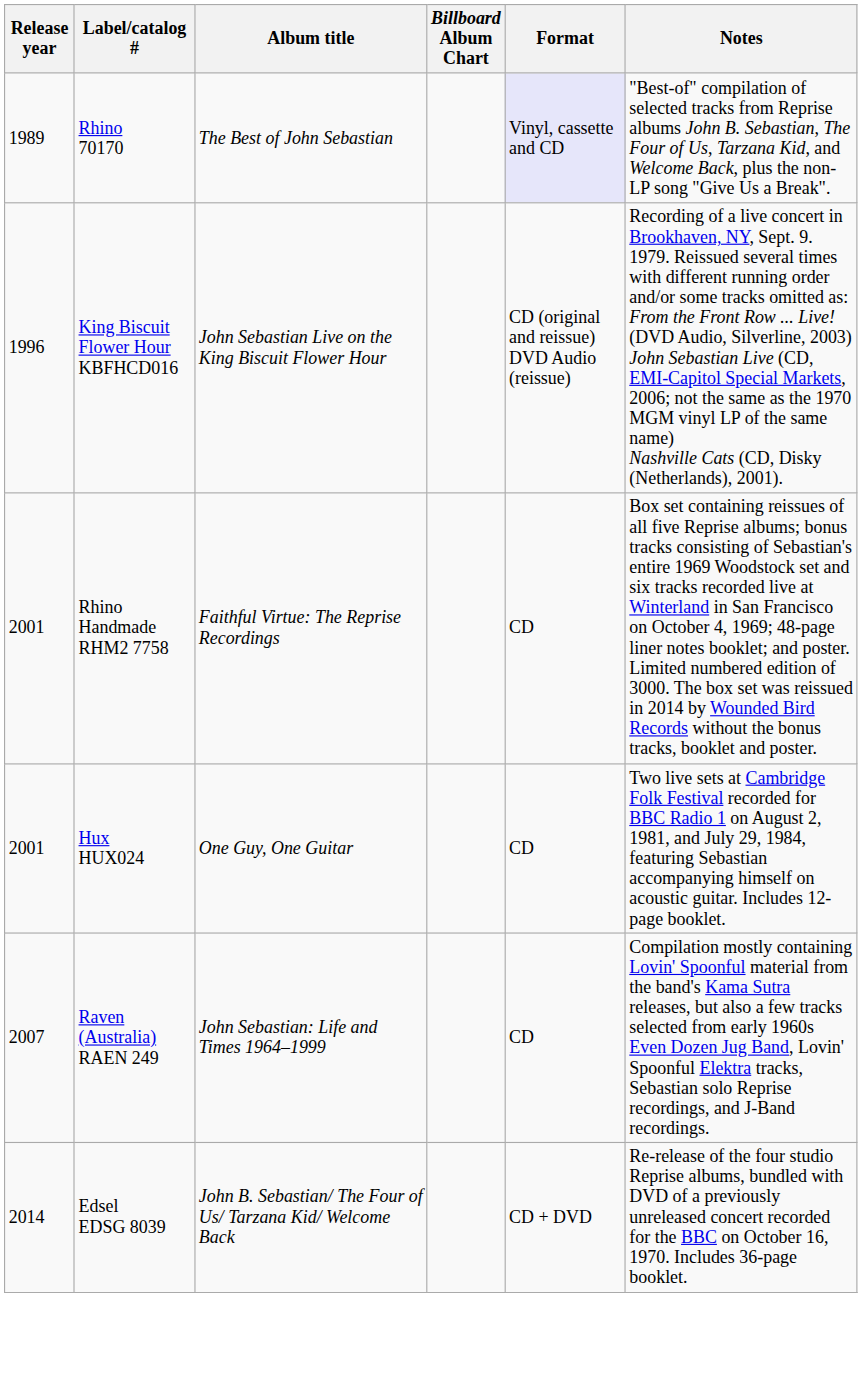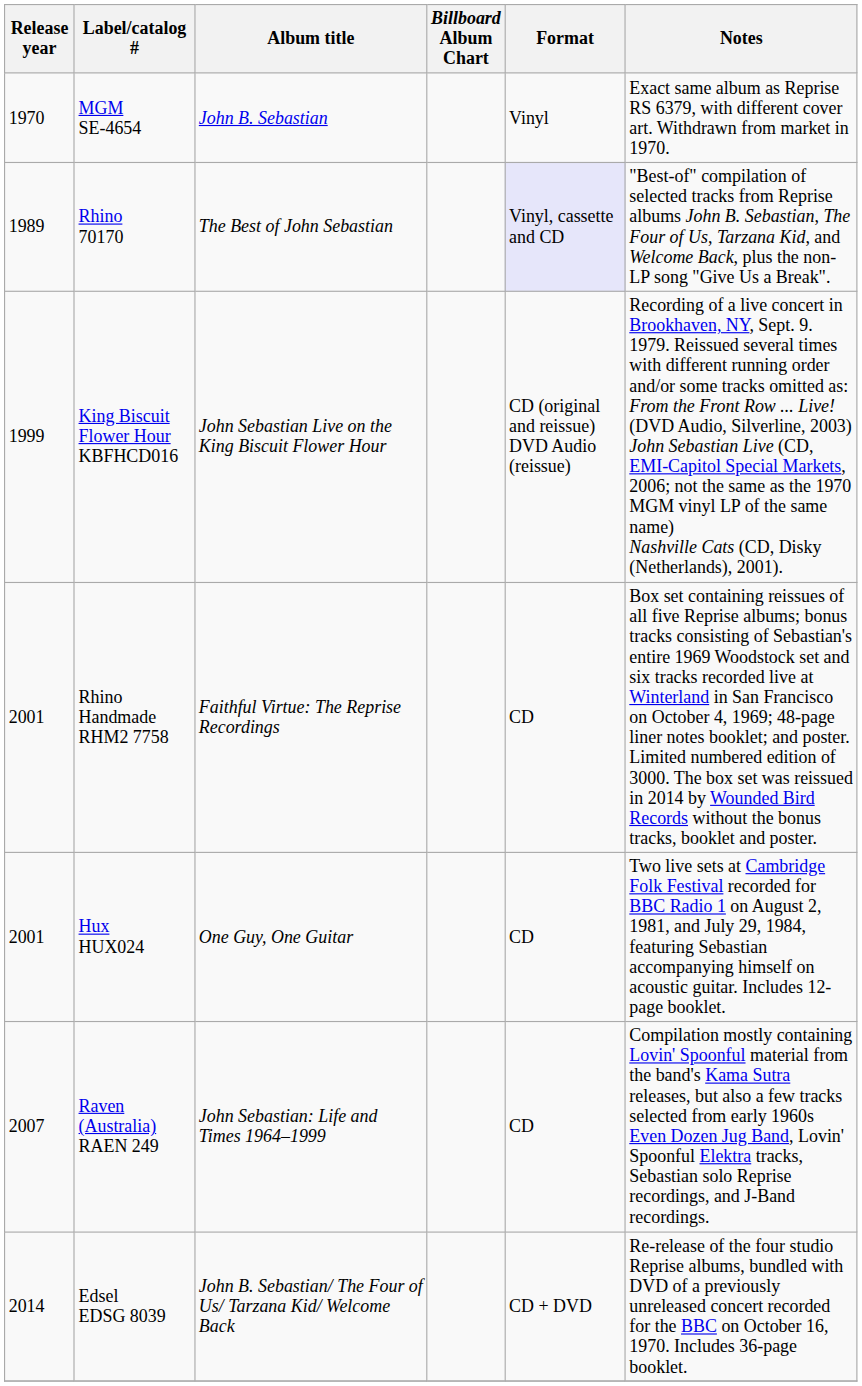+ row: (110, 117)
(27, 347) 1996 -> (27, 436) 1999
